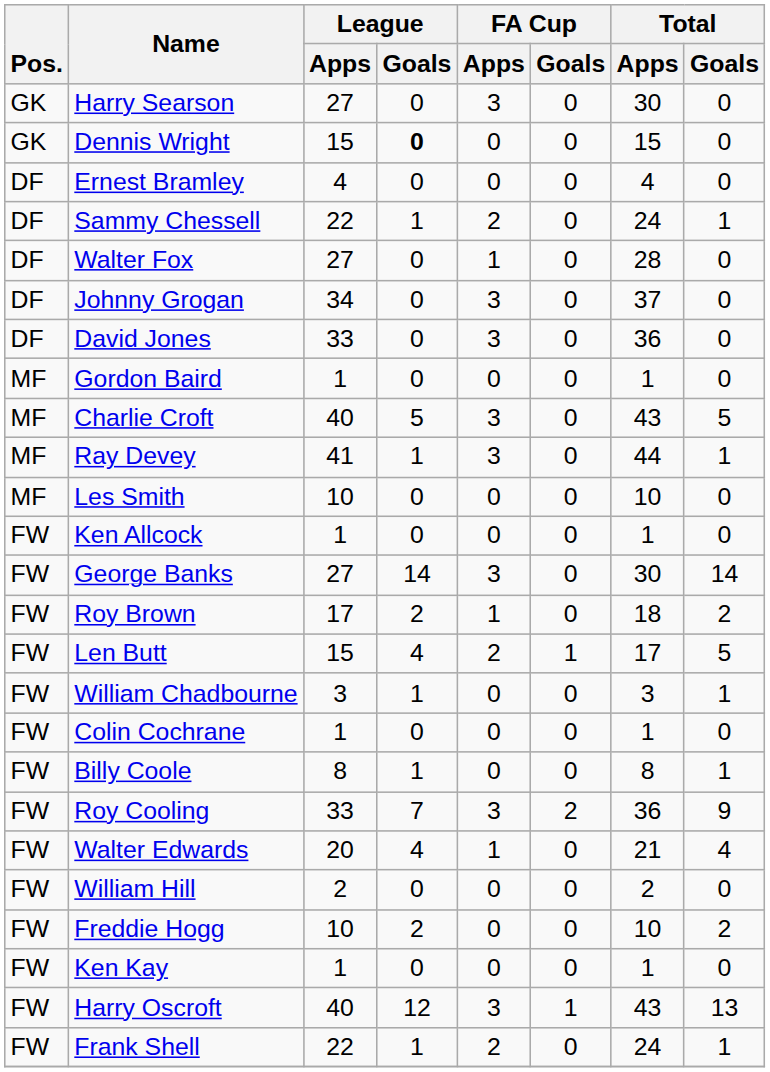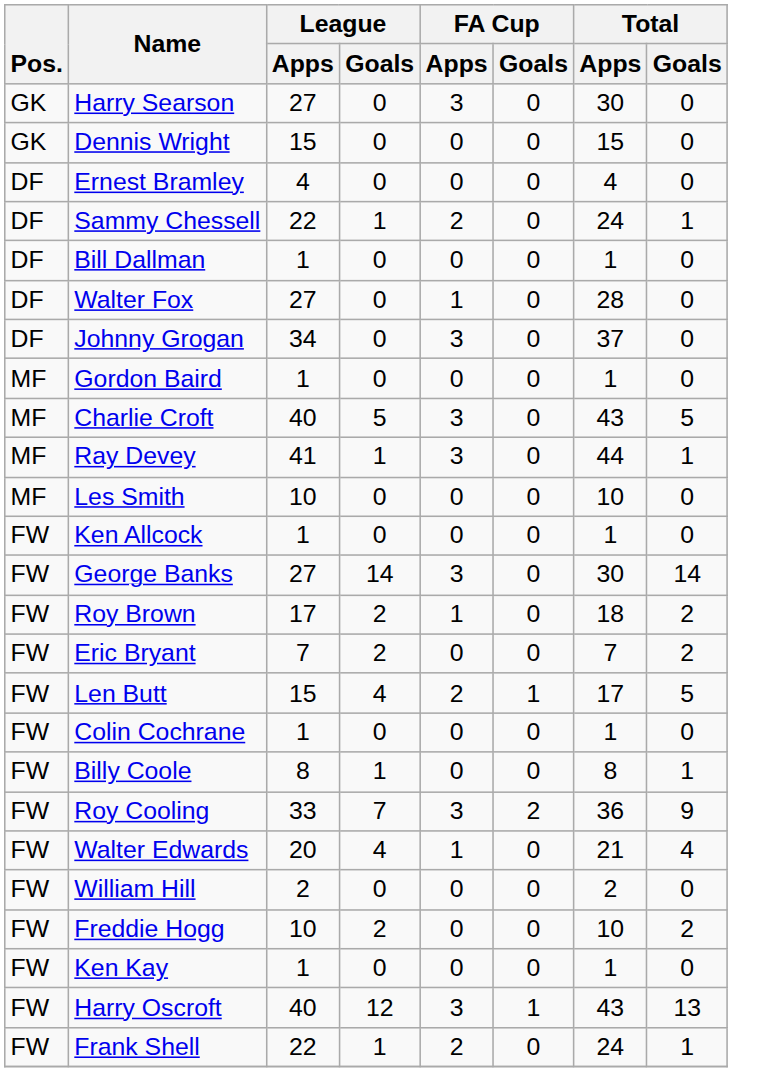(417, 142) bold -> (380, 142) normal
+ row: (140, 260)
- row: (143, 338)
+ row: (135, 653)
- row: (186, 692)
